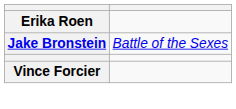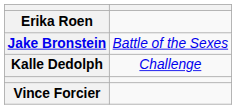+ row: (57, 65)
